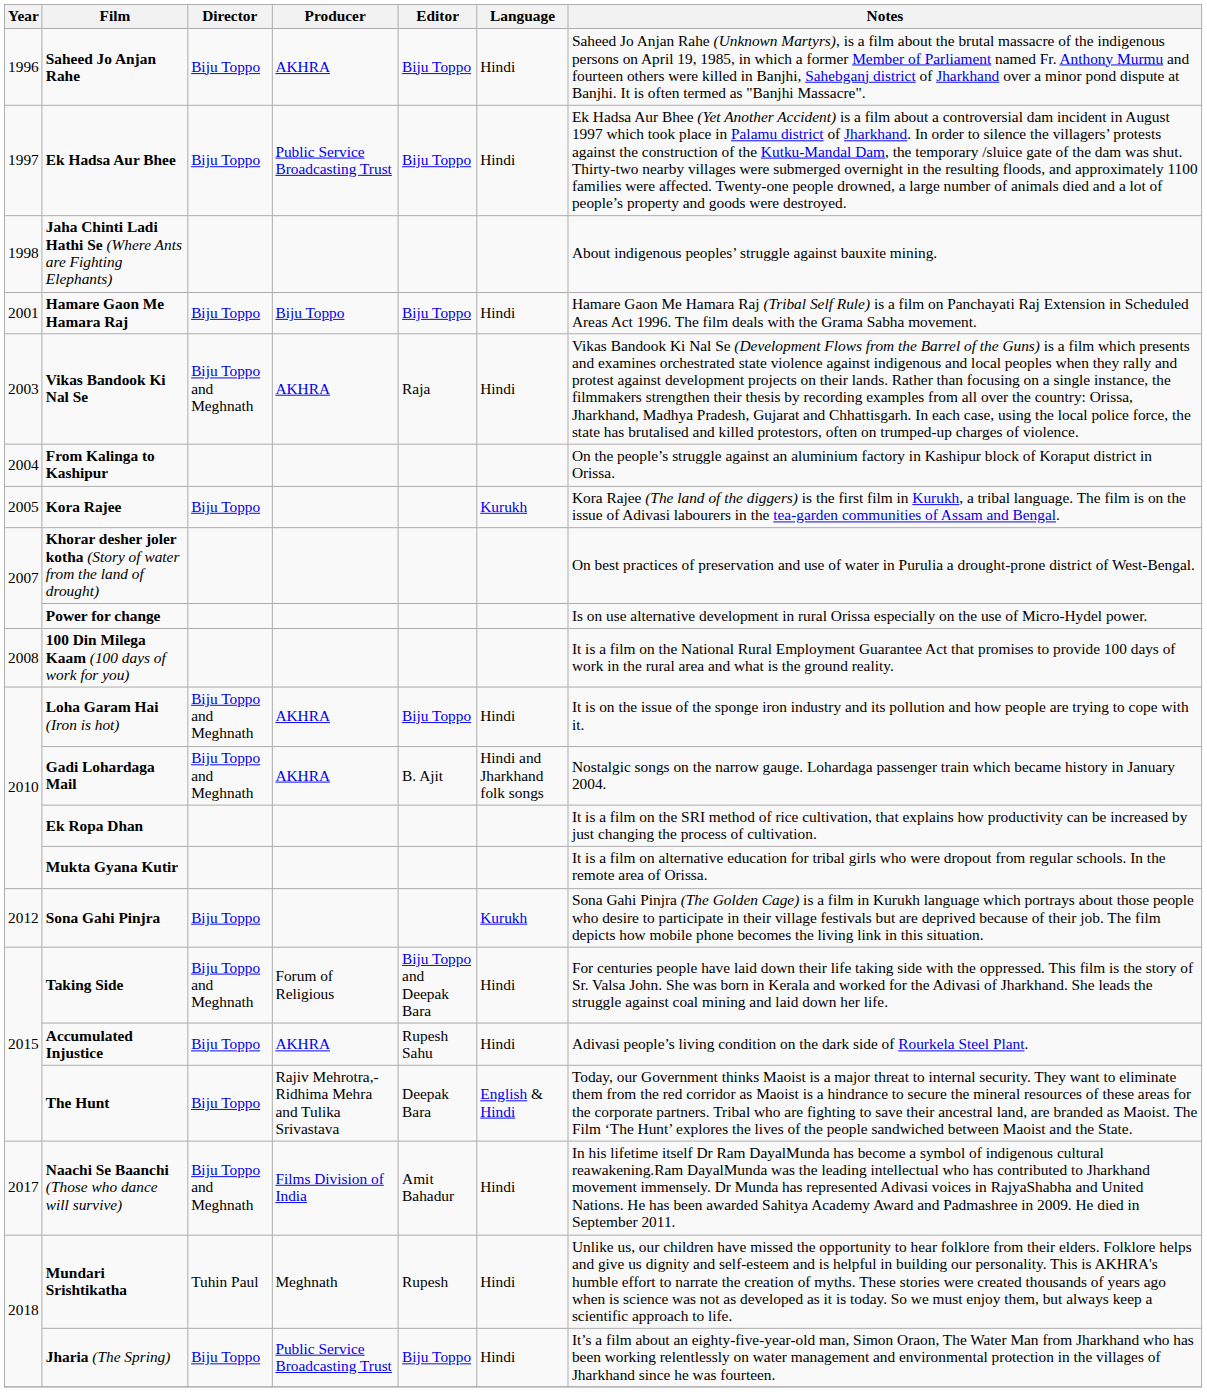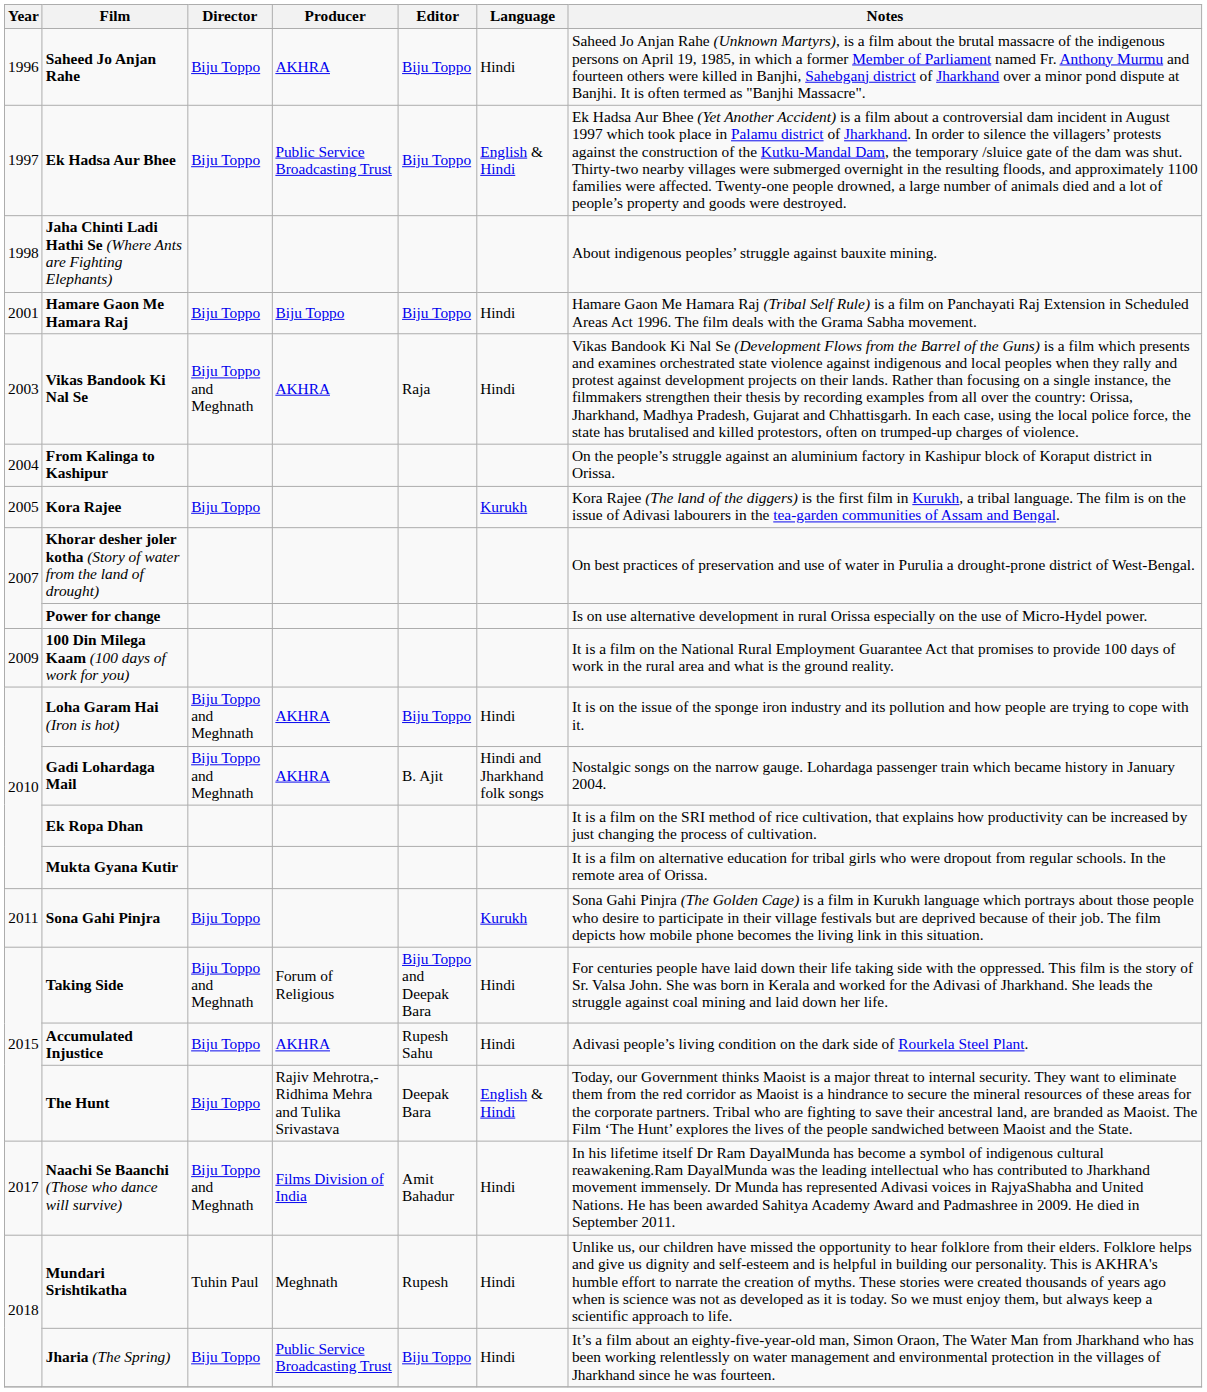(498, 160) Hindi -> (512, 160) English & Hindi
(23, 657) 2008 -> (23, 657) 2009
(23, 917) 2012 -> (23, 917) 2011
